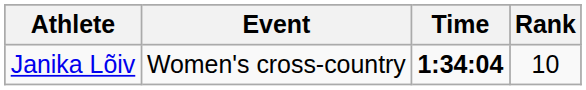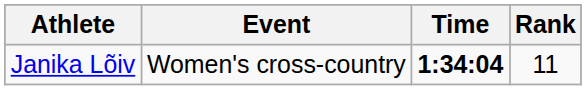(545, 64) 10 -> (545, 64) 11
